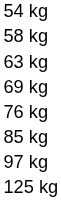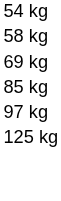- row: (26, 61)
- row: (26, 111)
